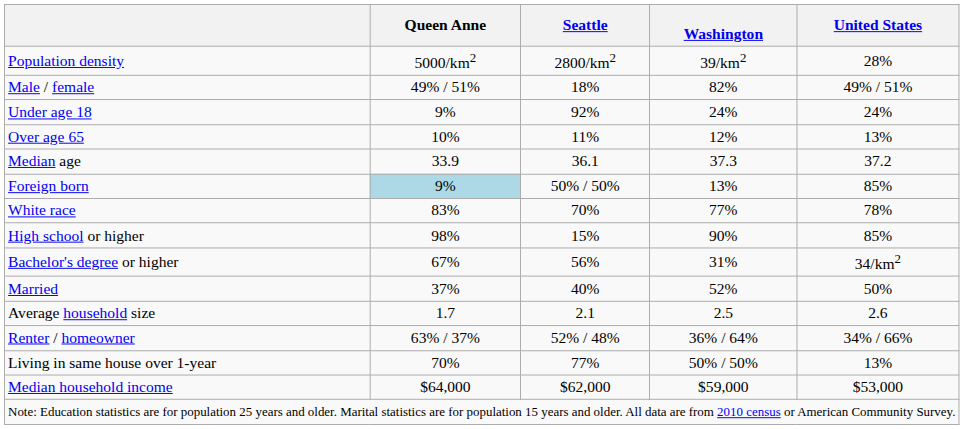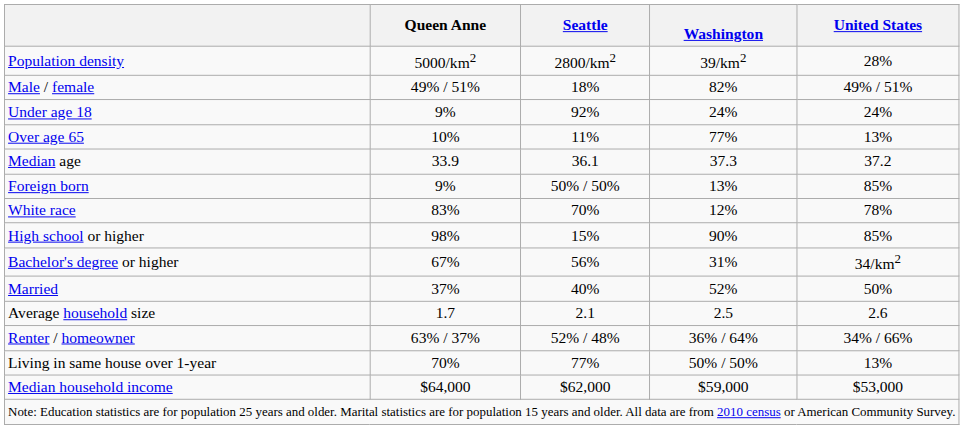(723, 136) 12% -> (723, 136) 77%
(445, 186) lightblue background -> (445, 186) no background
(723, 210) 77% -> (723, 210) 12%
